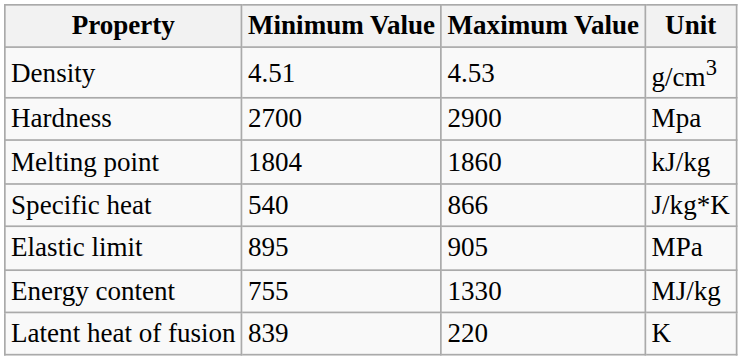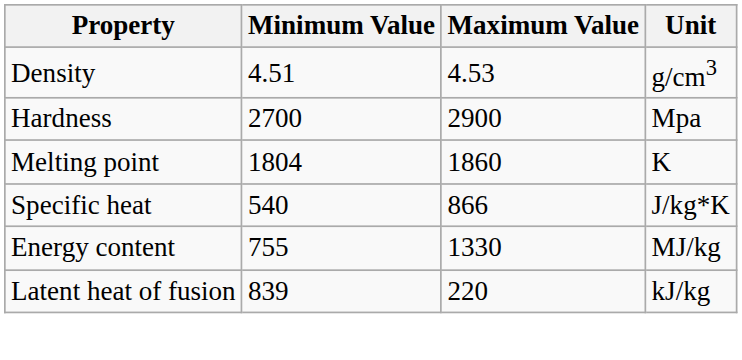(681, 161) kJ/kg -> (661, 161) K
- row: (77, 247)
(661, 333) K -> (681, 290) kJ/kg
